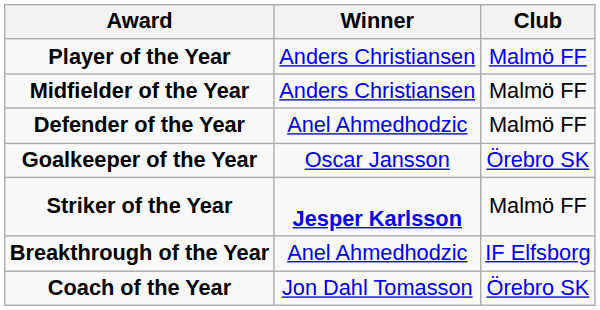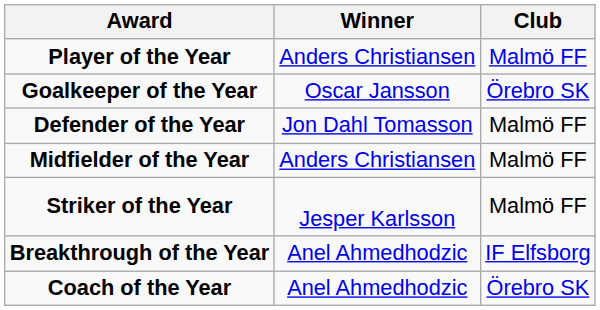rows swapped: (139, 159) <-> (139, 90)
(377, 125) Anel Ahmedhodzic -> (377, 125) Jon Dahl Tomasson
(377, 218) bold -> (377, 218) normal
(377, 287) Jon Dahl Tomasson -> (377, 287) Anel Ahmedhodzic
